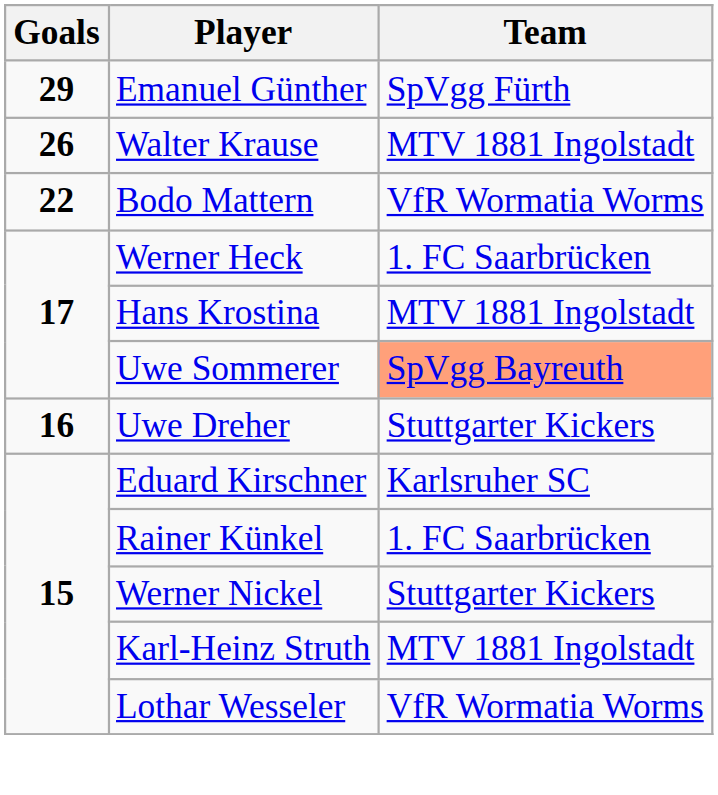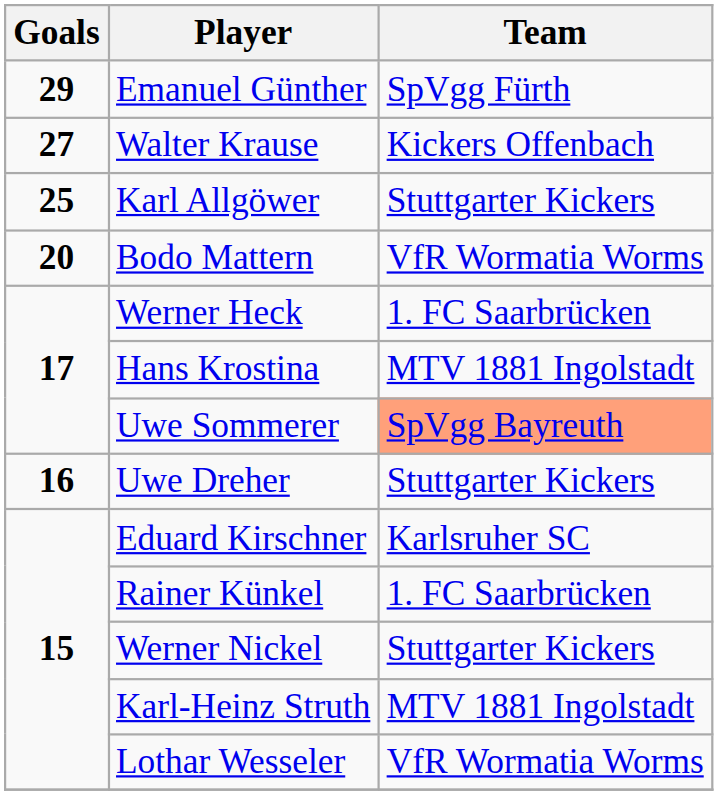(56, 144) 26 -> (56, 144) 27
(541, 144) MTV 1881 Ingolstadt -> (520, 144) Kickers Offenbach
+ row: (218, 200)
(56, 200) 22 -> (56, 256) 20
